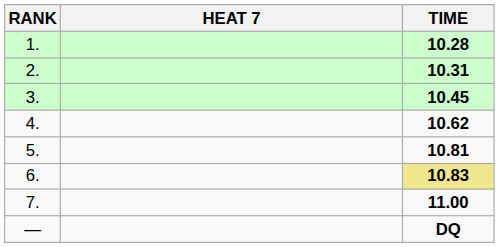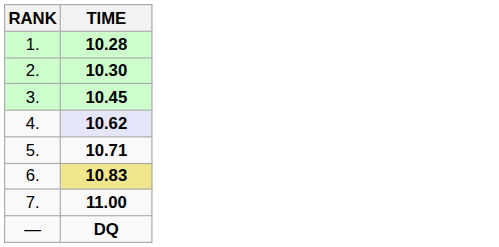- column: (232, 18)
(448, 71) 10.31 -> (106, 71) 10.30
(448, 124) no background -> (106, 124) lavender background
(448, 150) 10.81 -> (106, 150) 10.71
